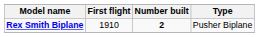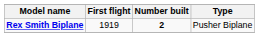(109, 26) 1910 -> (109, 26) 1919
